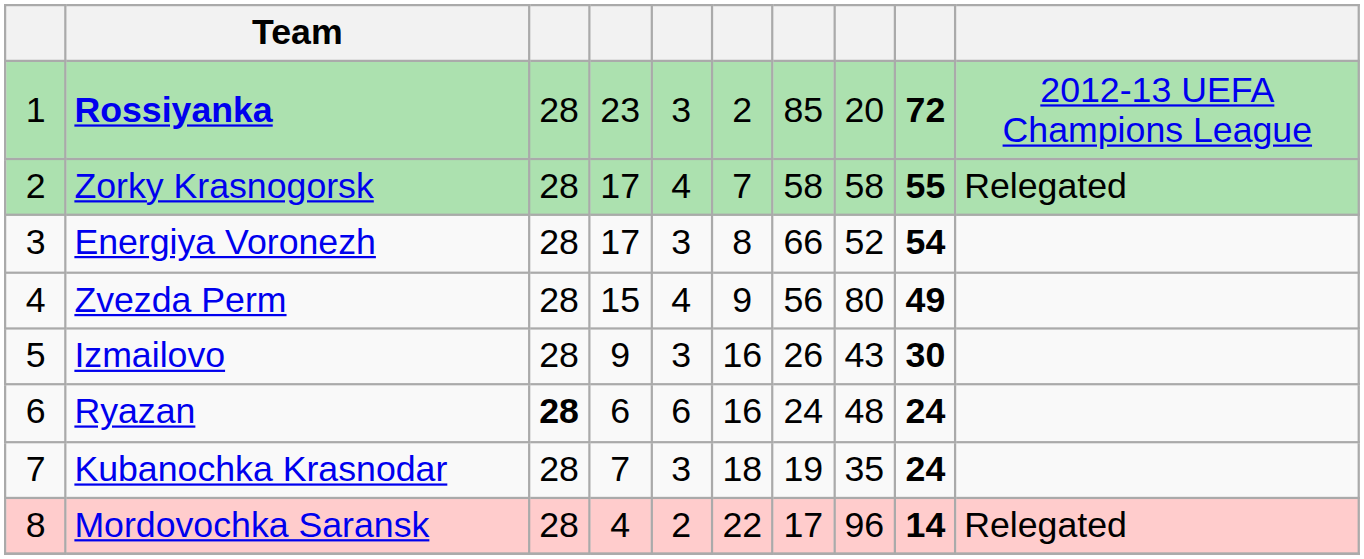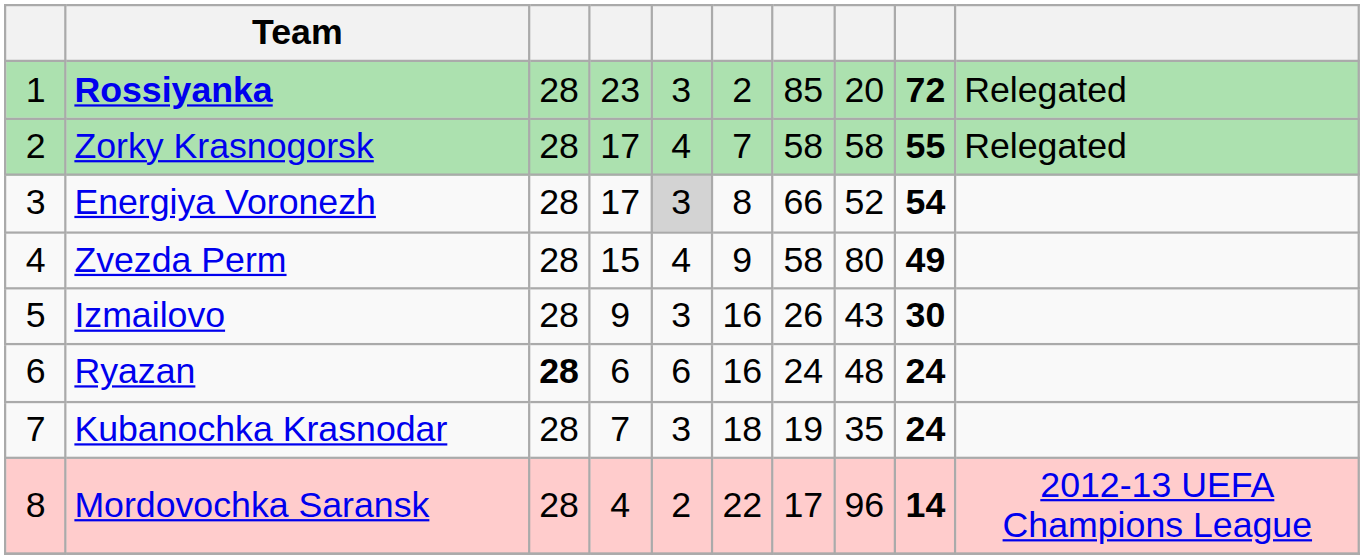(1157, 109) 2012-13 UEFA Champions League -> (1045, 89) Relegated
(681, 242) no background -> (681, 202) lightgrey background
(803, 299) 56 -> (803, 259) 58
(1045, 525) Relegated -> (1157, 505) 2012-13 UEFA Champions League
